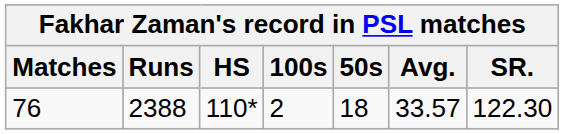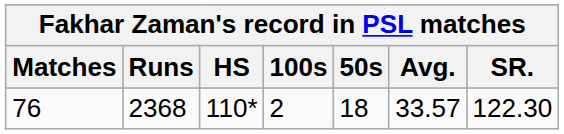(158, 107) 2388 -> (158, 107) 2368
